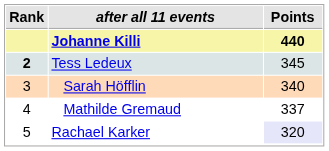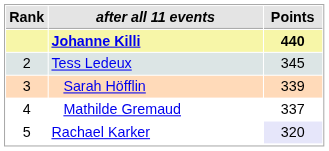(27, 64) bold -> (27, 64) normal
(293, 87) 340 -> (293, 87) 339
